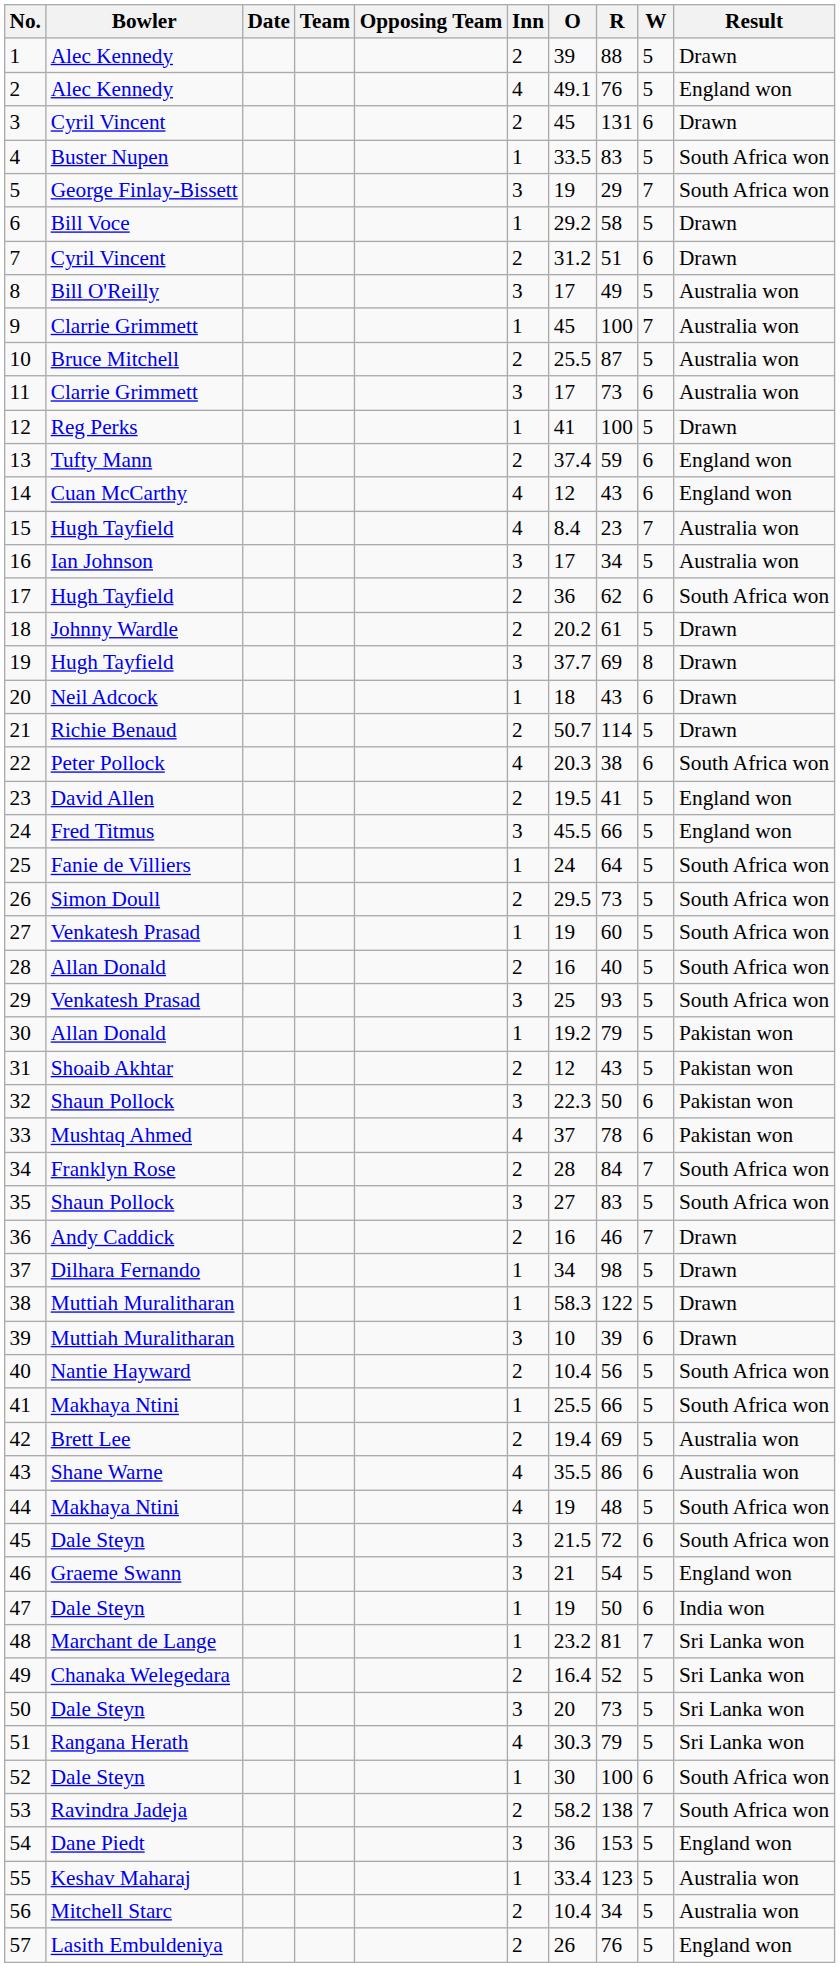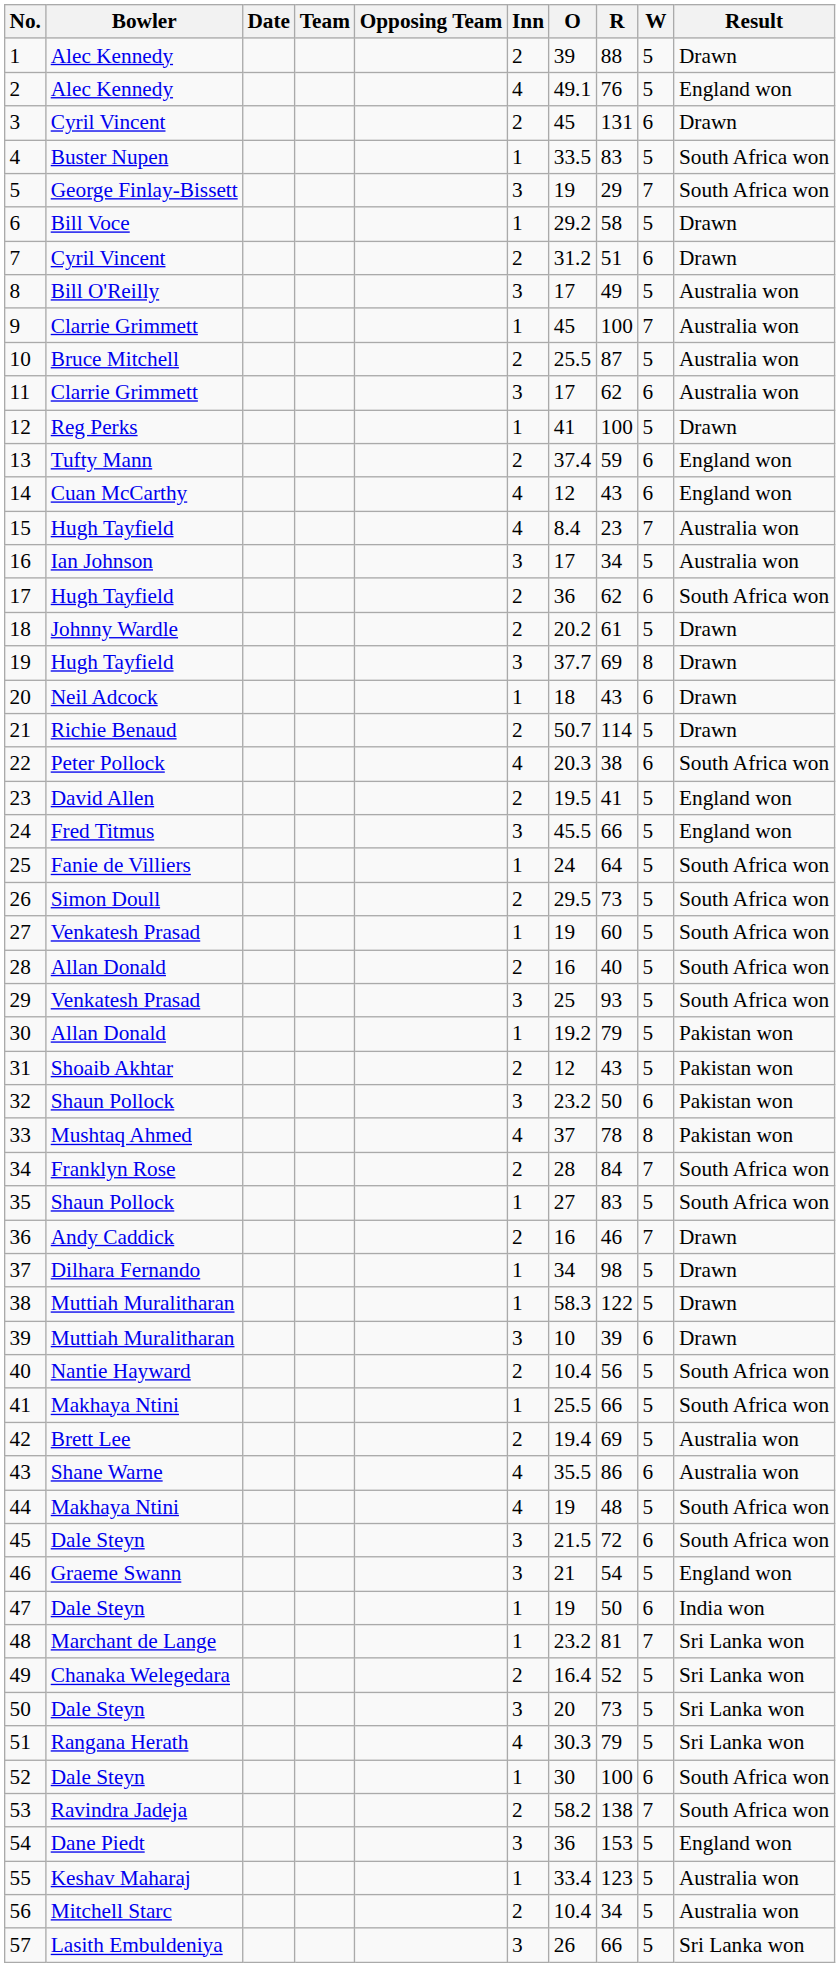(611, 392) 73 -> (611, 392) 62
(572, 1101) 22.3 -> (572, 1101) 23.2
(648, 1135) 6 -> (648, 1135) 8
(517, 1202) 3 -> (517, 1202) 1
(517, 1945) 2 -> (517, 1945) 3
(611, 1945) 76 -> (611, 1945) 66
(735, 1945) England won -> (742, 1945) Sri Lanka won
